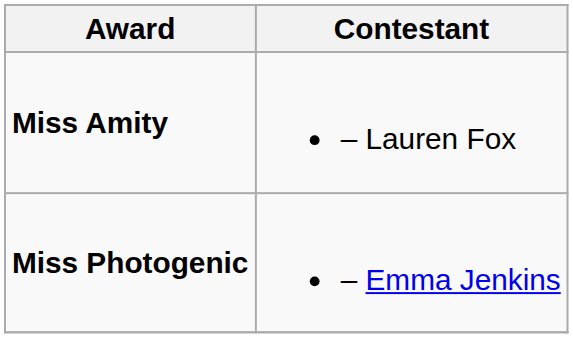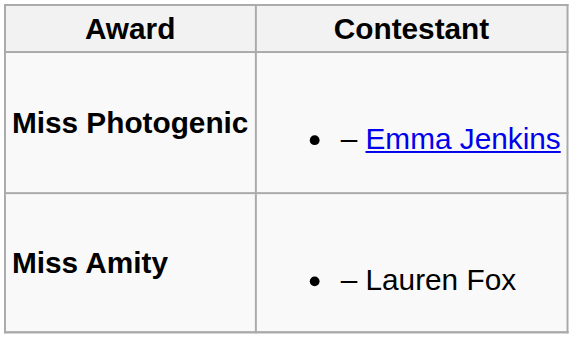rows swapped: (90, 122) <-> (130, 262)
